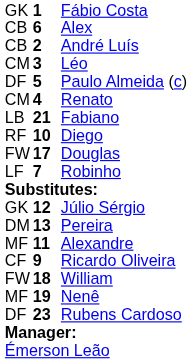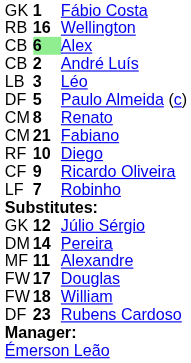+ row: (98, 28)
(37, 28) no background -> (37, 46) lightgreen background
(17, 64) CM -> (15, 82) LB
(37, 100) 4 -> (37, 117) 8
(15, 117) LB -> (17, 135) CM
rows swapped: (118, 261) <-> (90, 153)
(42, 225) 13 -> (42, 243) 14
- row: (80, 297)
